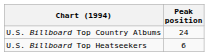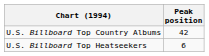(184, 32) 24 -> (184, 32) 42
